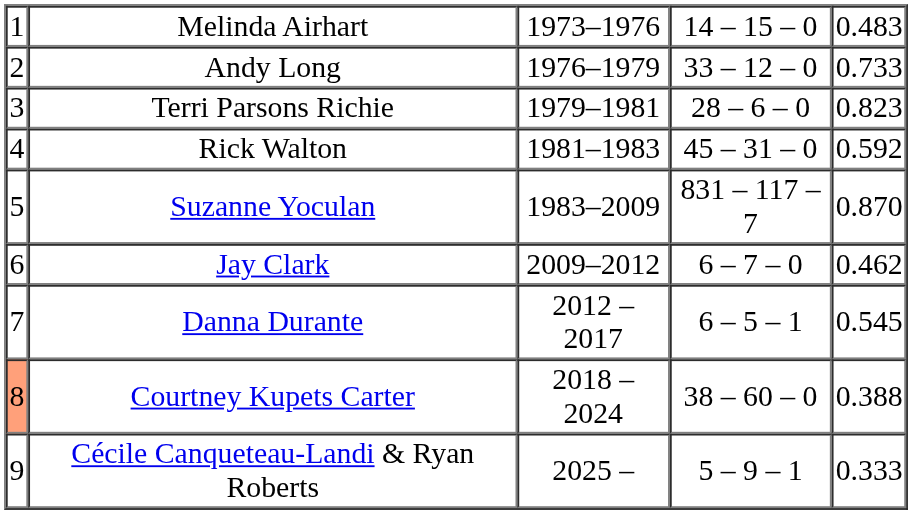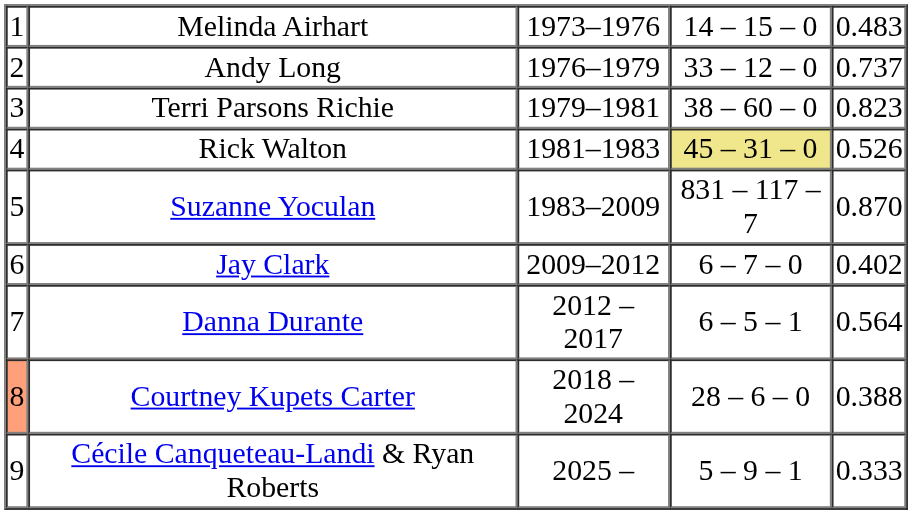(869, 66) 0.733 -> (869, 66) 0.737
(751, 107) 28 – 6 – 0 -> (751, 107) 38 – 60 – 0
(751, 148) no background -> (751, 148) khaki background
(869, 148) 0.592 -> (869, 148) 0.526
(869, 263) 0.462 -> (869, 263) 0.402
(869, 321) 0.545 -> (869, 321) 0.564
(751, 396) 38 – 60 – 0 -> (751, 396) 28 – 6 – 0
